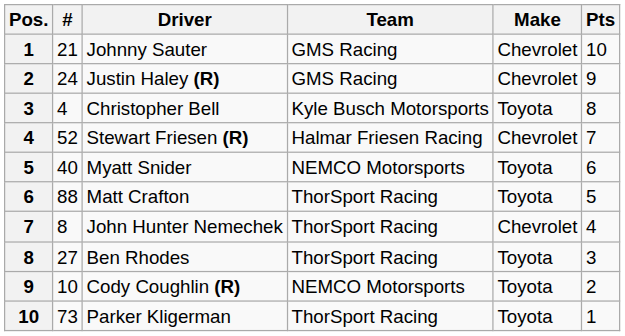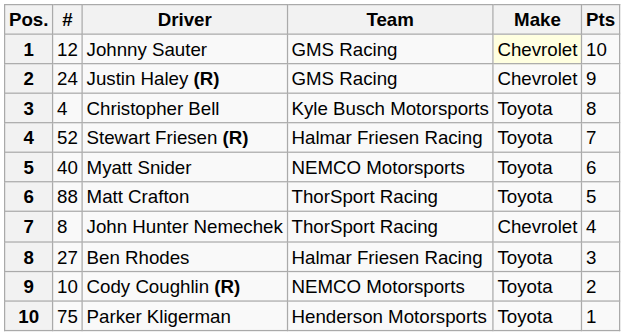(67, 49) 21 -> (67, 49) 12
(537, 49) no background -> (537, 49) lightyellow background
(537, 138) Chevrolet -> (525, 138) Toyota
(365, 256) ThorSport Racing -> (387, 256) Halmar Friesen Racing
(67, 316) 73 -> (67, 316) 75
(365, 316) ThorSport Racing -> (389, 316) Henderson Motorsports
